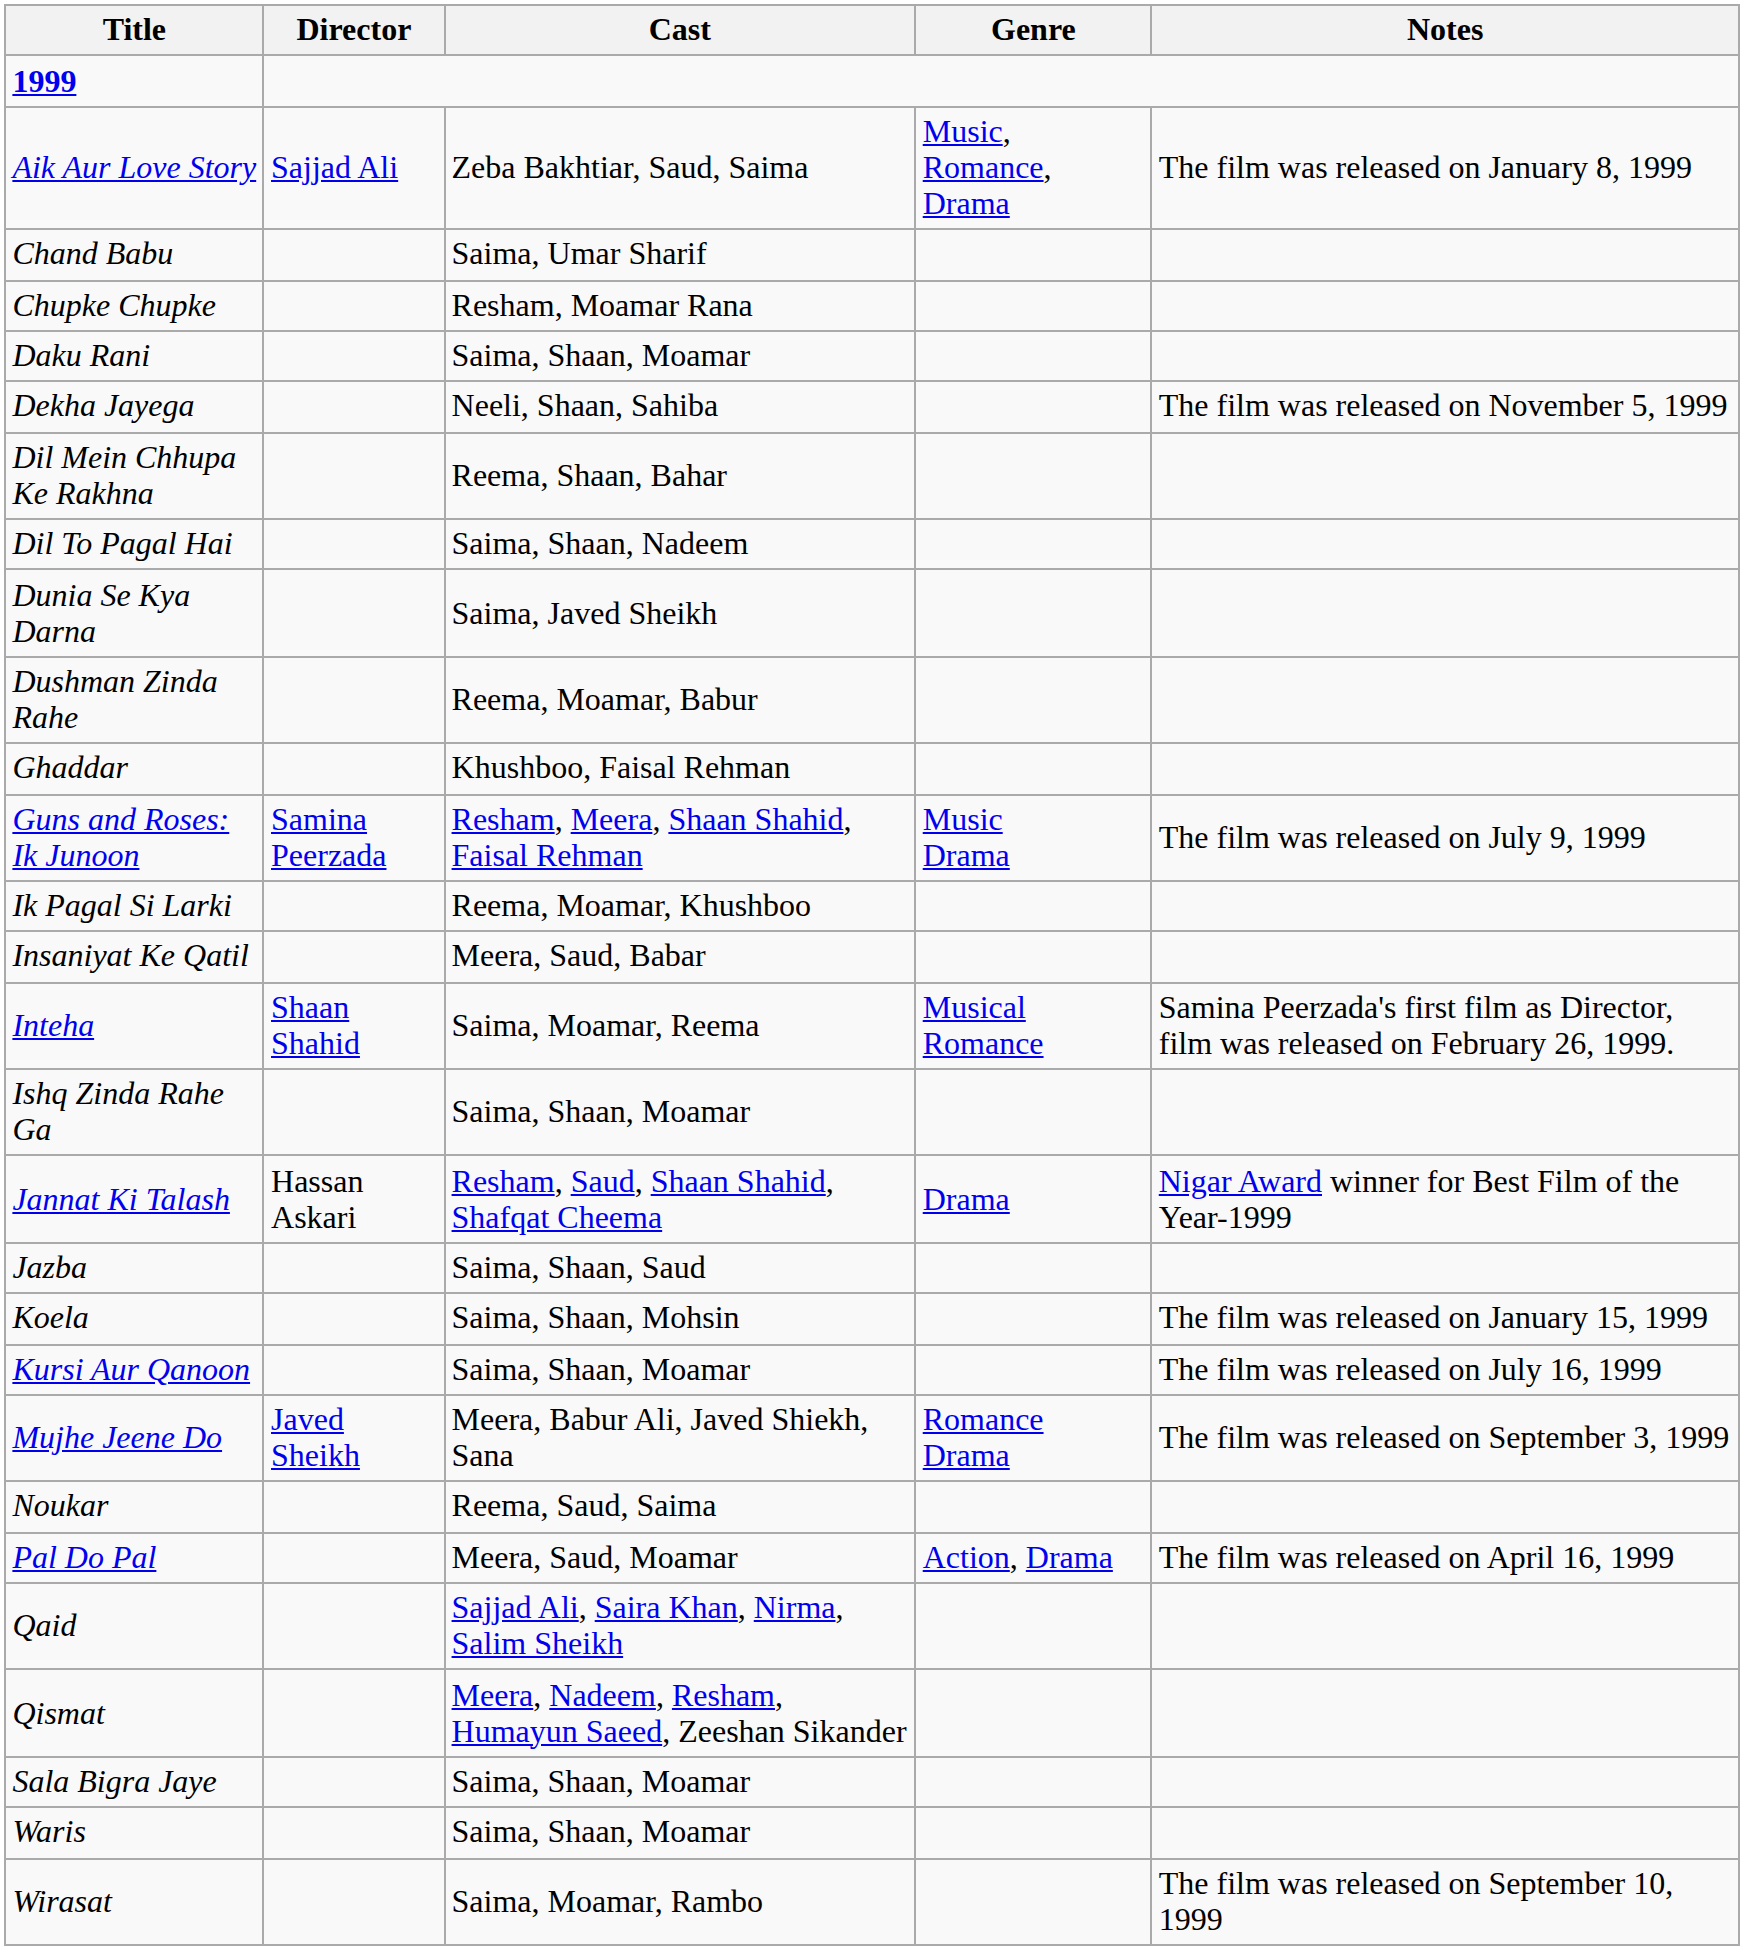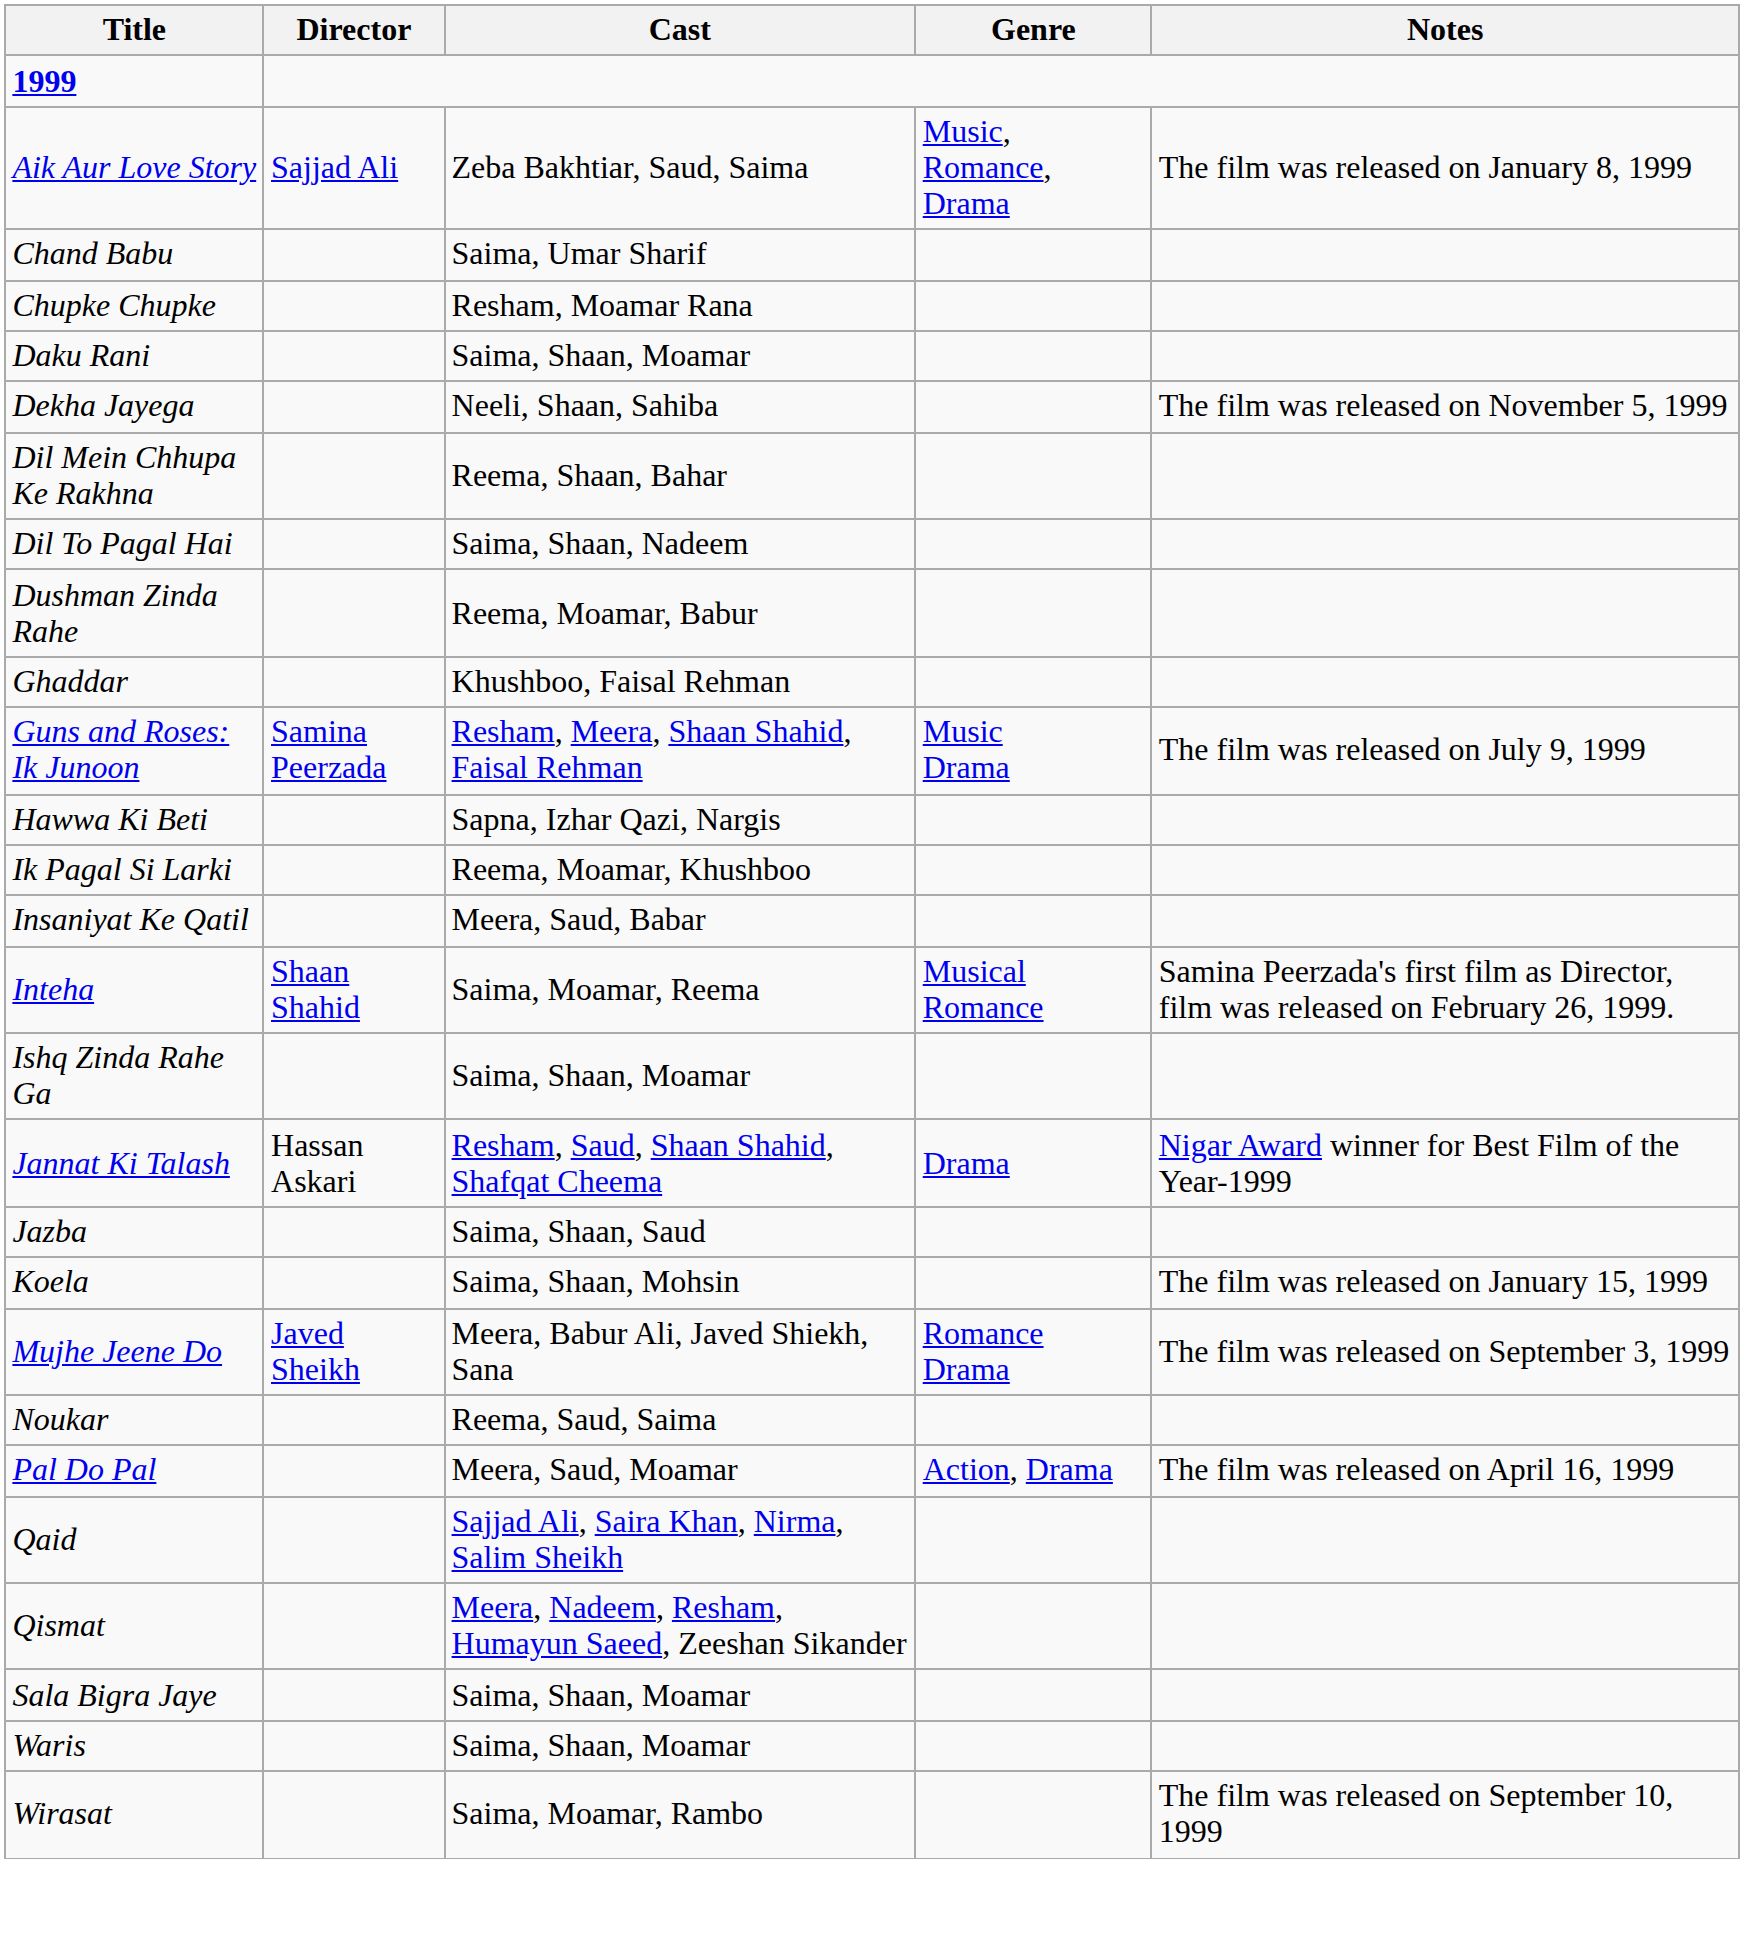- row: (101, 612)
+ row: (110, 818)
- row: (131, 1368)
